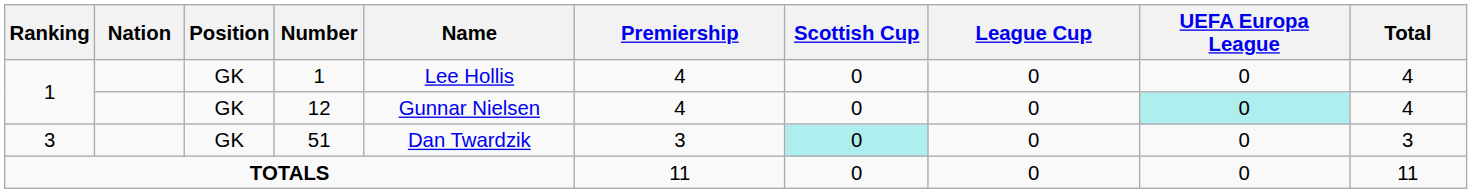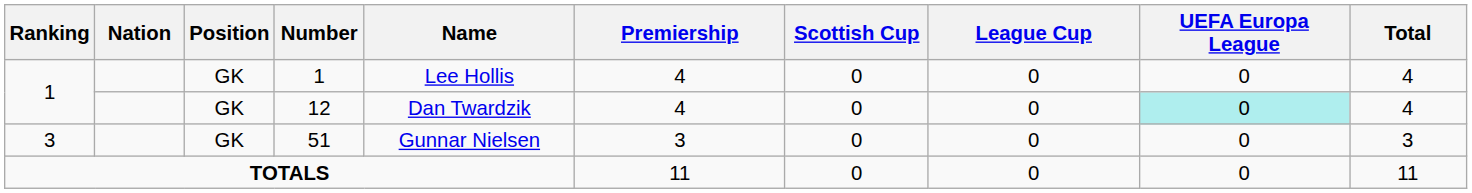(469, 108) Gunnar Nielsen -> (469, 108) Dan Twardzik
(469, 140) Dan Twardzik -> (469, 140) Gunnar Nielsen
(857, 140) paleturquoise background -> (857, 140) no background
